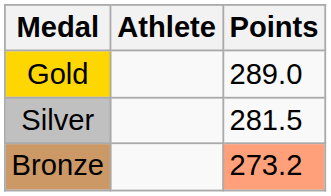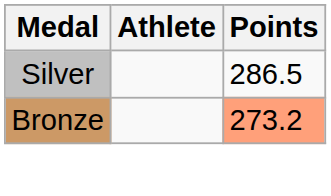- row: (58, 73)
(266, 119) 281.5 -> (266, 73) 286.5
